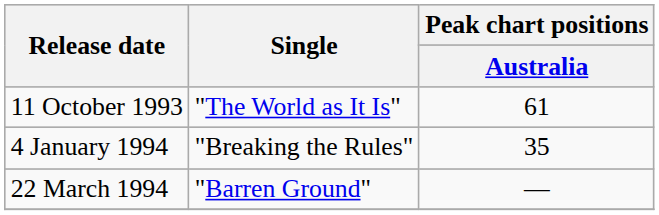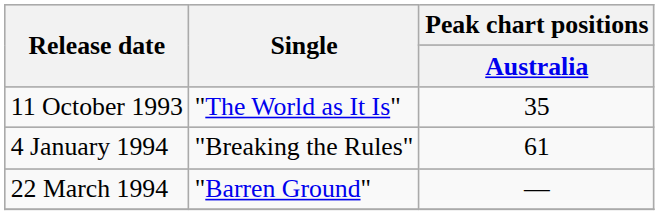(537, 106) 61 -> (537, 106) 35
(537, 147) 35 -> (537, 147) 61
